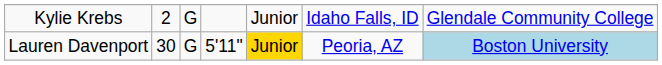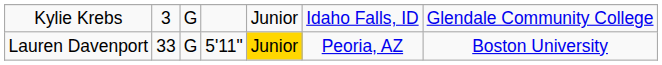(166, 18) 2 -> (166, 18) 3
(166, 45) 30 -> (166, 45) 33
(540, 45) lightblue background -> (540, 45) no background
